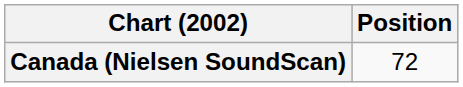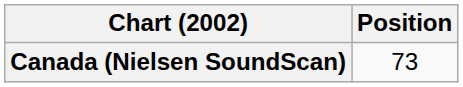(405, 61) 72 -> (405, 61) 73
